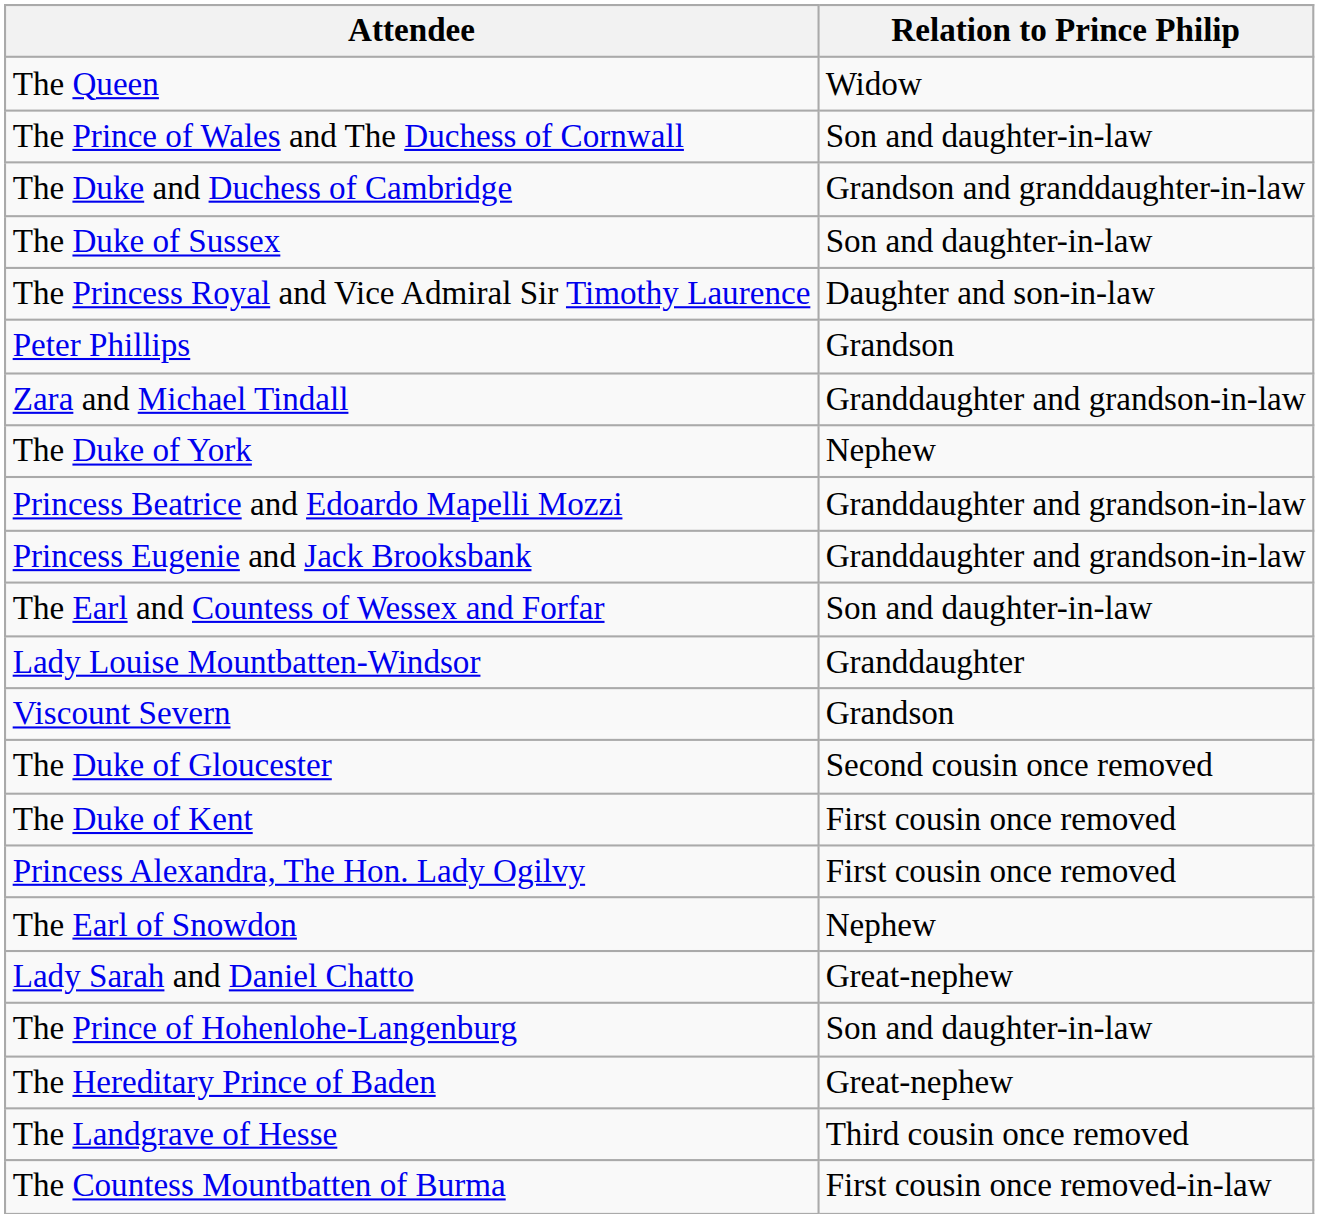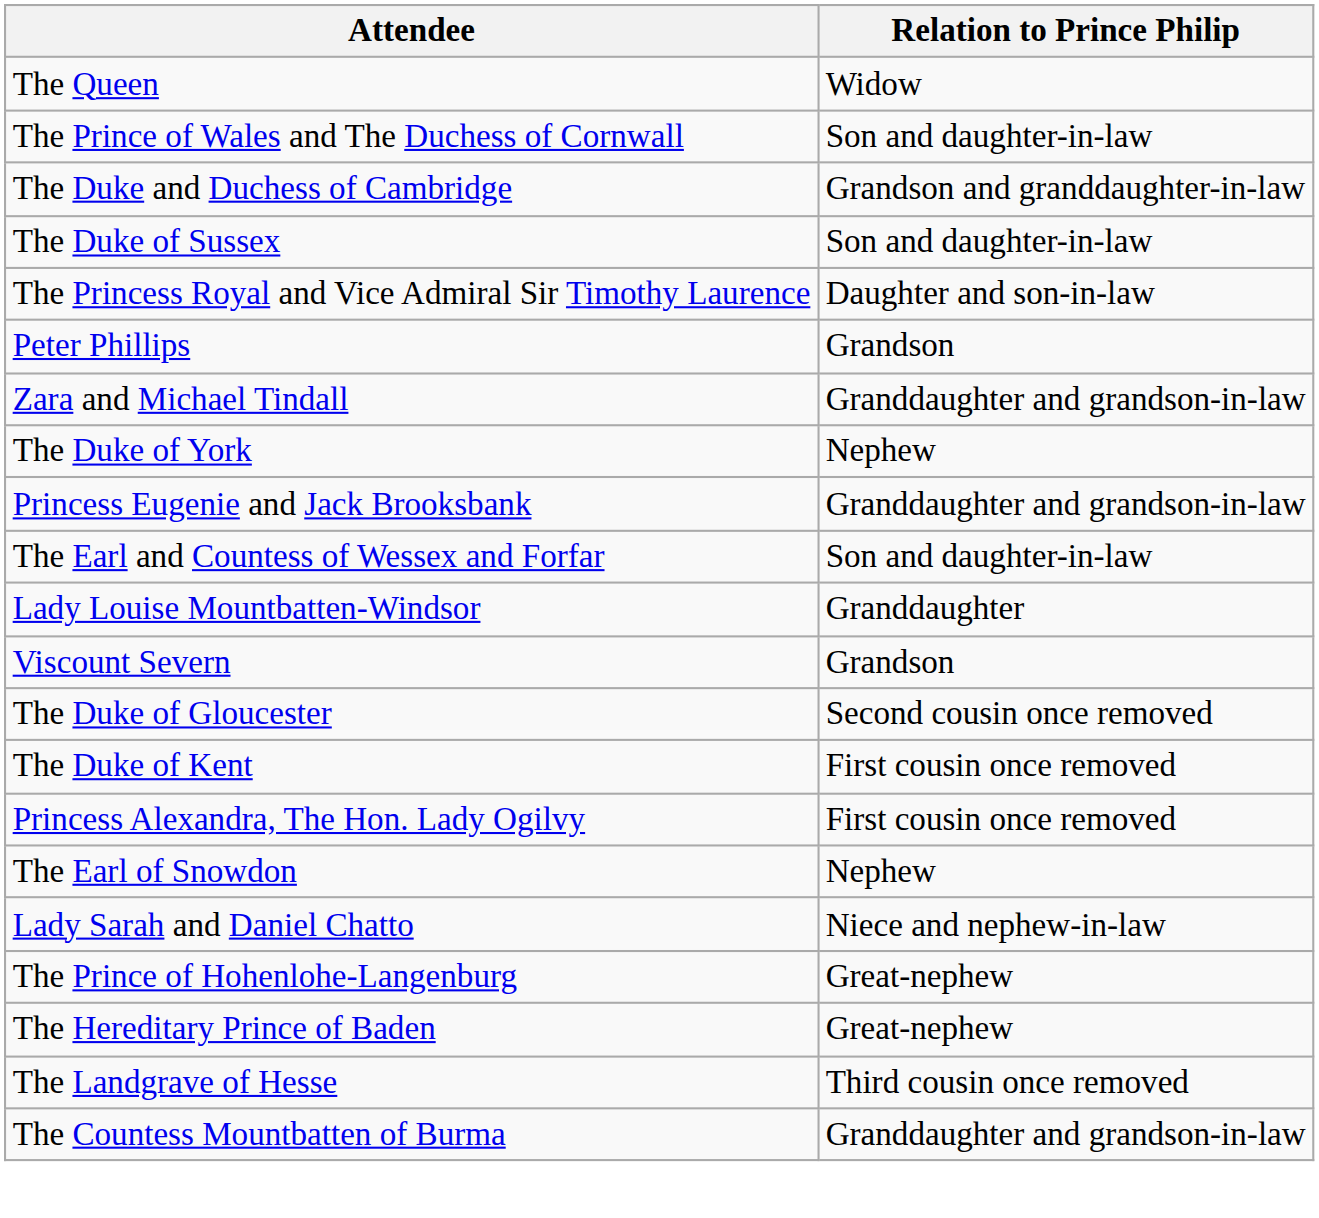- row: (318, 503)
(919, 976) Great-nephew -> (996, 923) Niece and nephew-in-law
(989, 1028) Son and daughter-in-law -> (919, 976) Great-nephew
(1049, 1186) First cousin once removed-in-law -> (1066, 1133) Granddaughter and grandson-in-law
